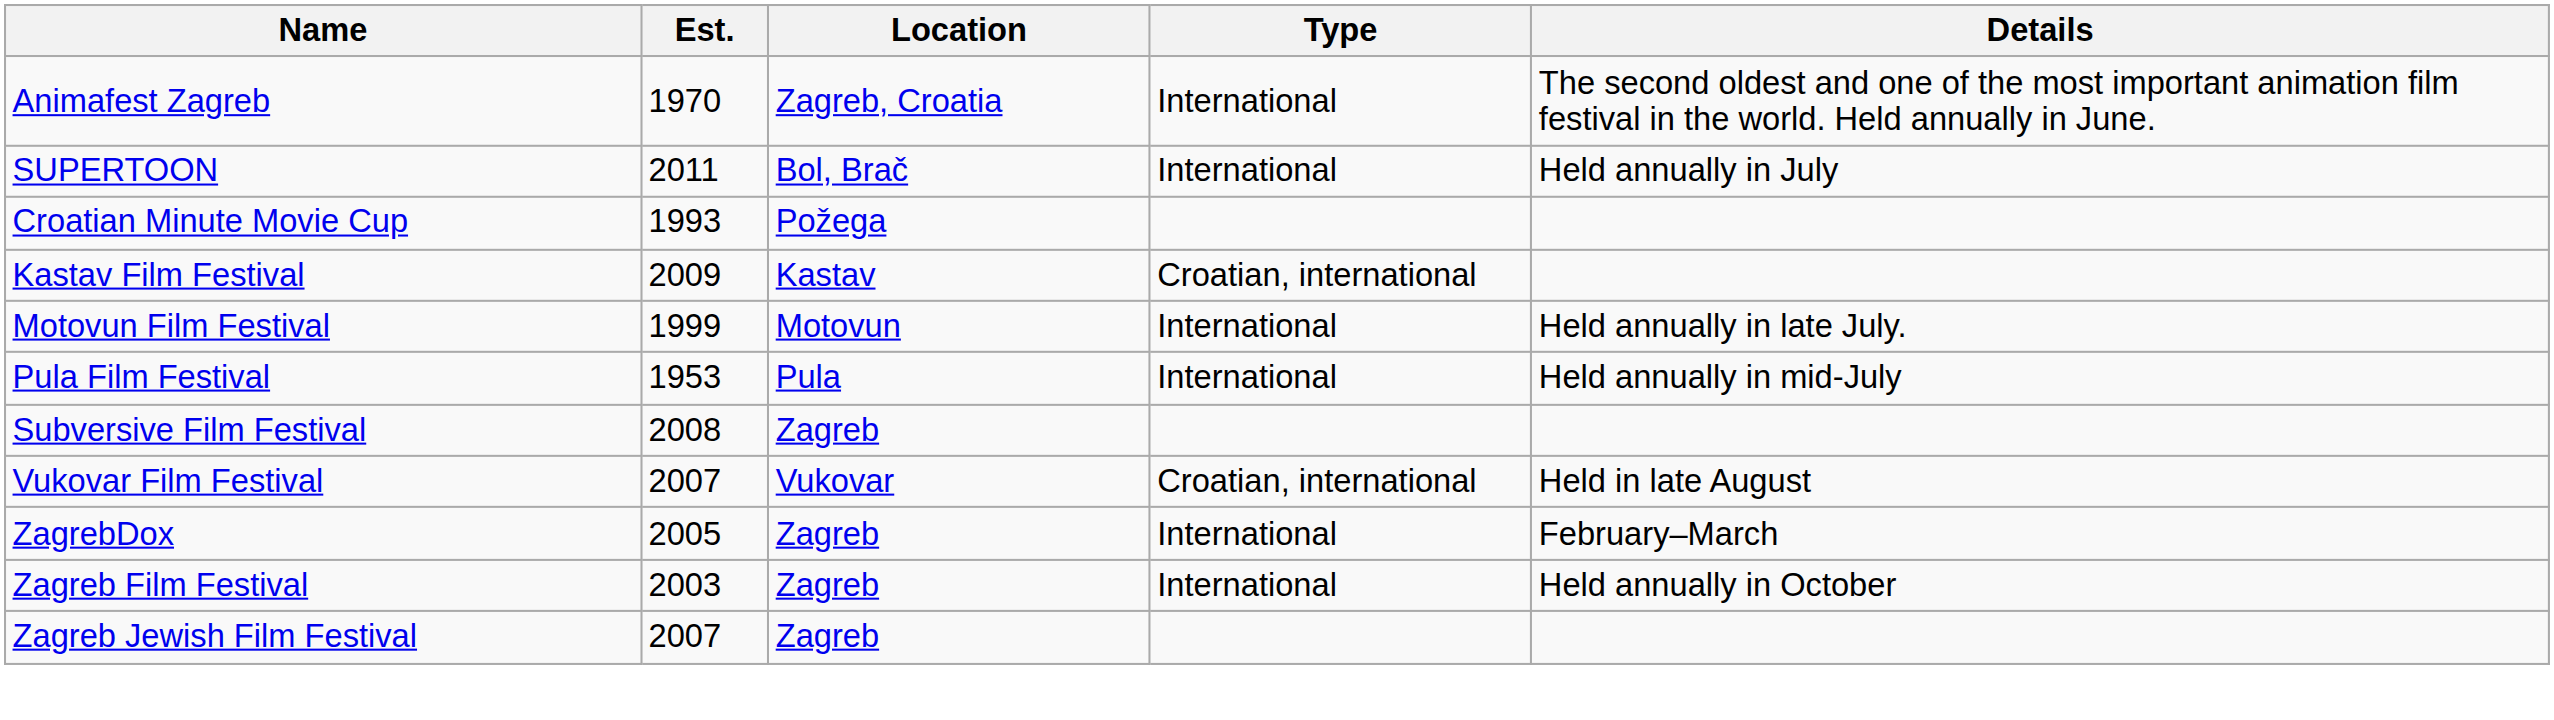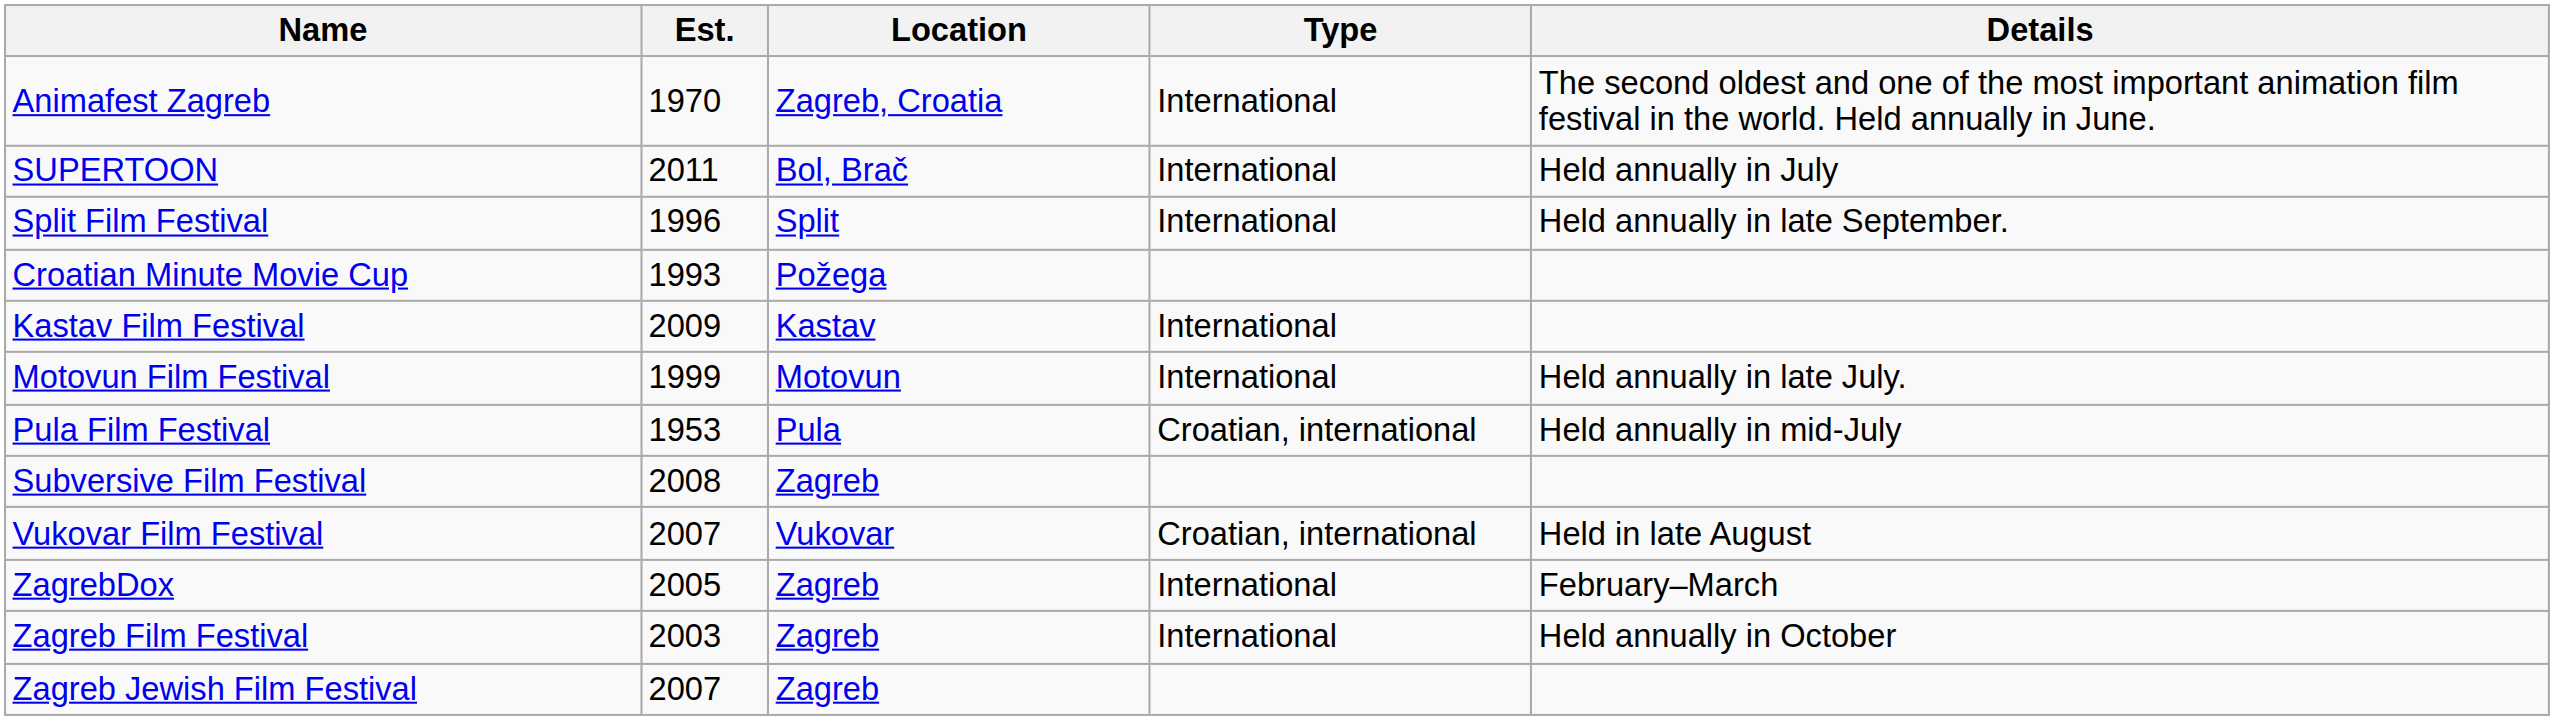+ row: (140, 222)
(1317, 274) Croatian, international -> (1247, 325) International
(1247, 377) International -> (1317, 429) Croatian, international
